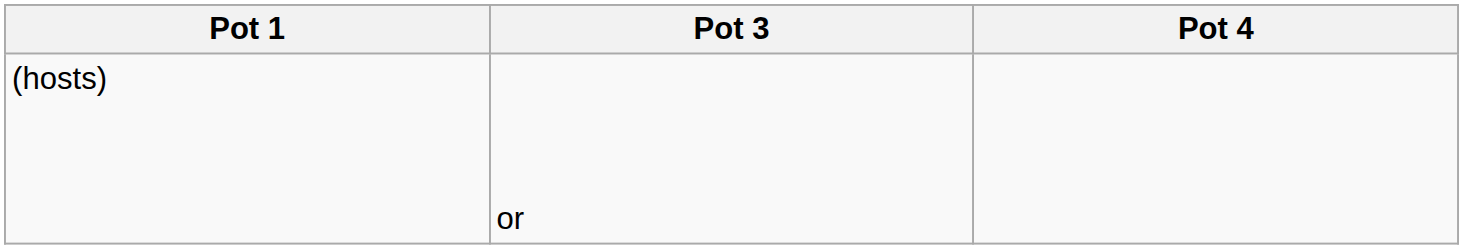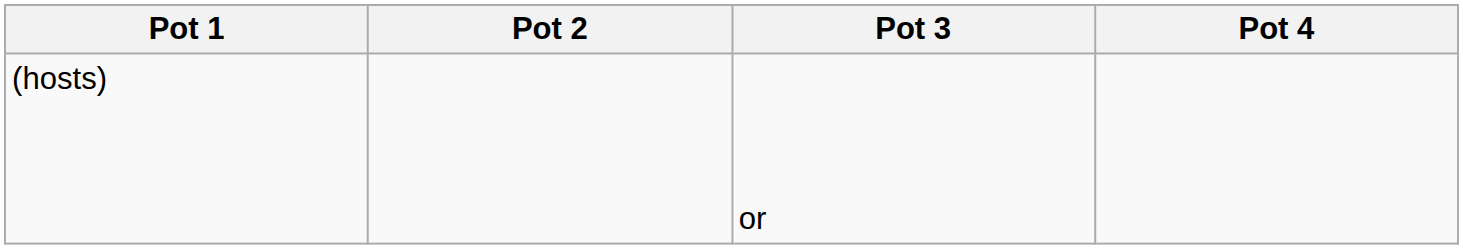+ column: (550, 29)
